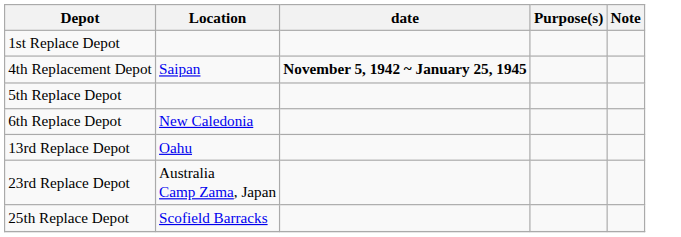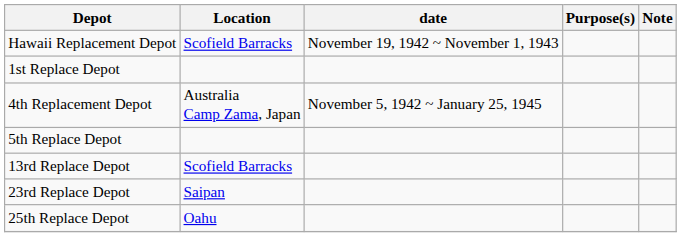+ row: (92, 43)
(180, 69) Saipan -> (242, 104) Australia Camp Zama, Japan
(405, 69) bold -> (425, 104) normal
- row: (65, 121)
(176, 147) Oahu -> (238, 165) Scofield Barracks
(218, 182) Australia Camp Zama, Japan -> (204, 191) Saipan
(213, 217) Scofield Barracks -> (200, 217) Oahu
